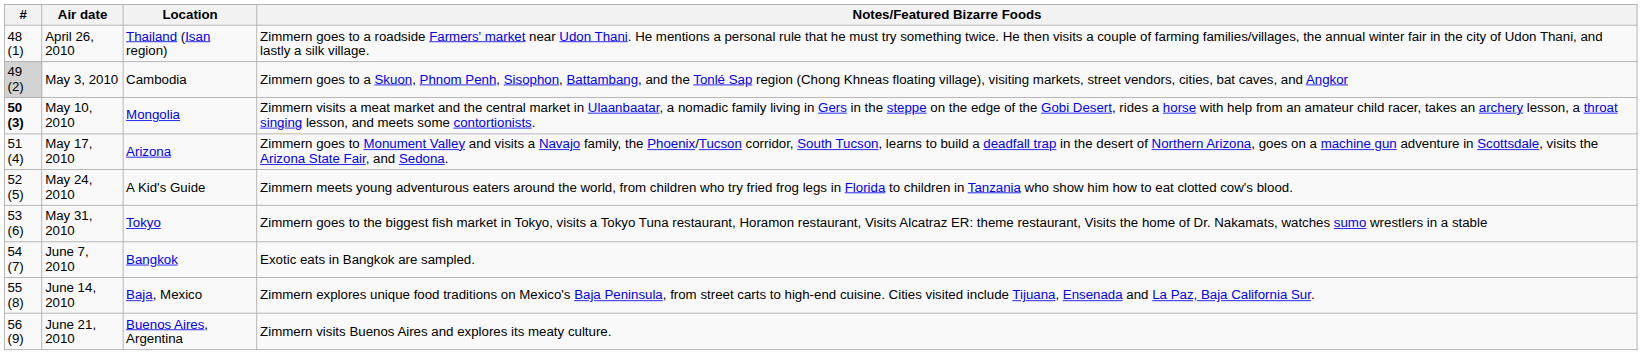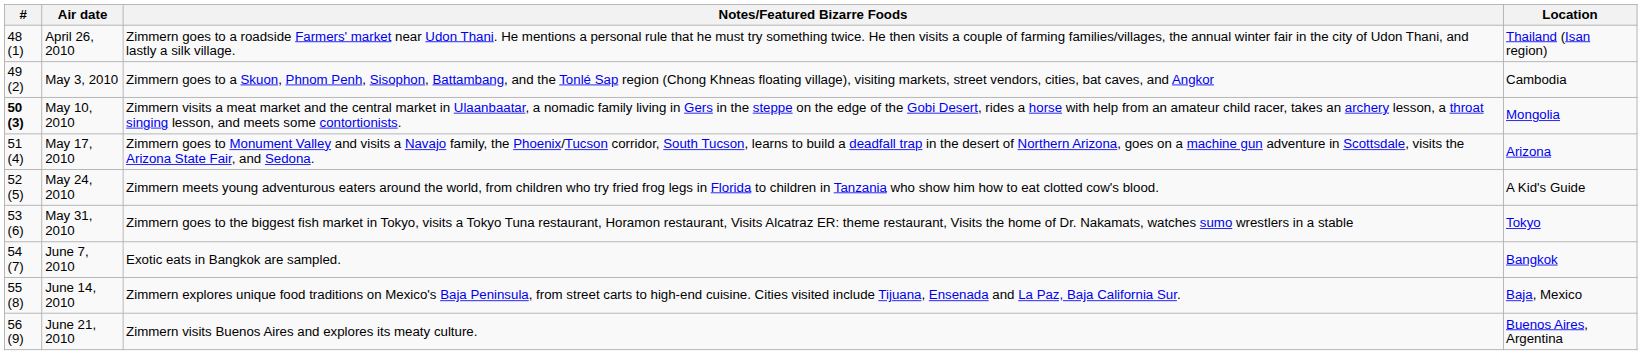columns swapped: (190, 15) <-> (947, 15)
(16, 79) lightgrey background -> (16, 79) no background
